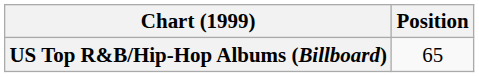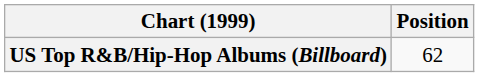(433, 54) 65 -> (433, 54) 62
